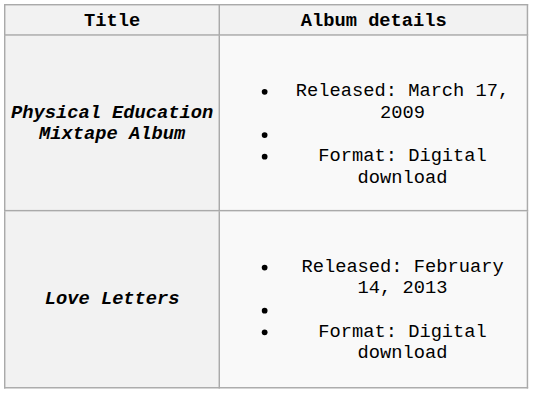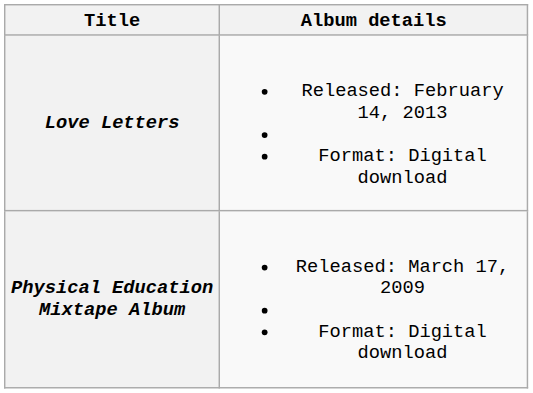rows swapped: (112, 123) <-> (112, 299)
